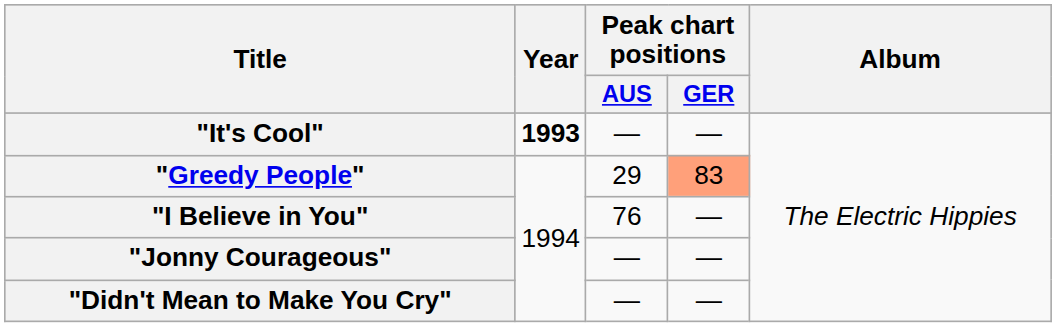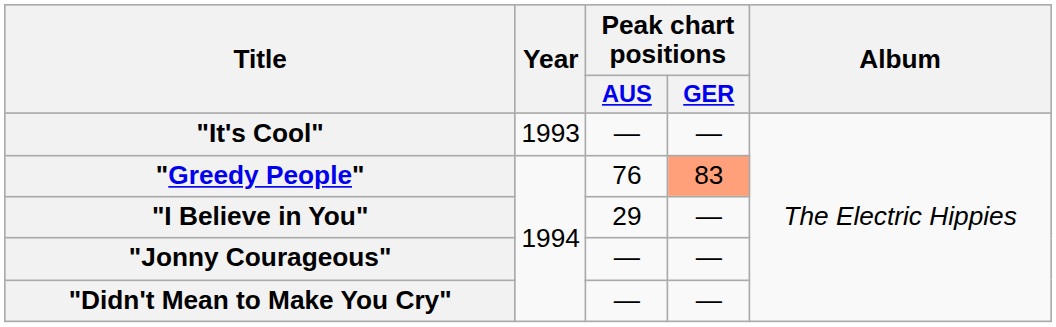(551, 133) bold -> (551, 133) normal
(627, 175) 29 -> (627, 175) 76
(627, 216) 76 -> (627, 216) 29
